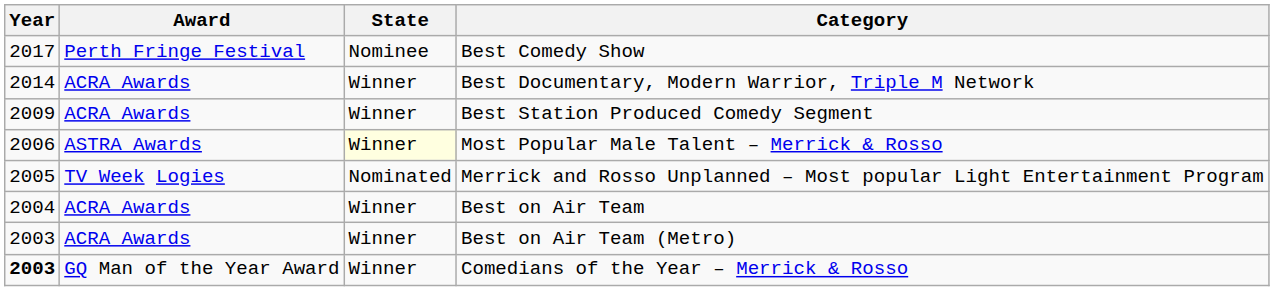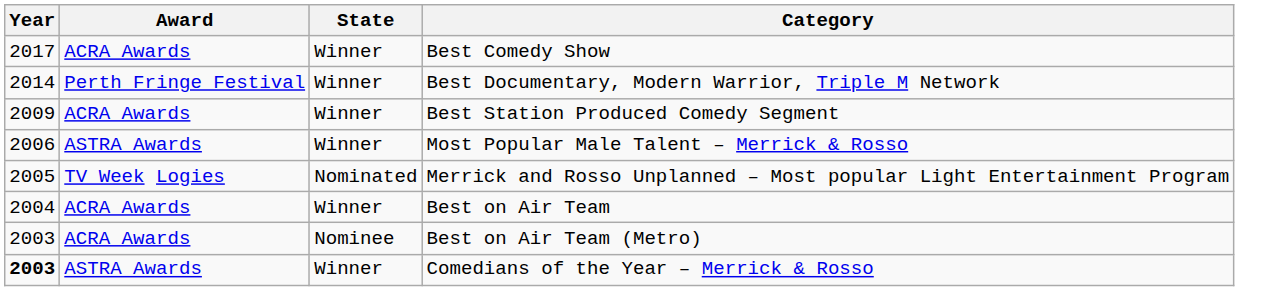(185, 51) Perth Fringe Festival -> (127, 51) ACRA Awards
(389, 51) Nominee -> (349, 51) Winner
(127, 83) ACRA Awards -> (185, 83) Perth Fringe Festival
(383, 145) lightyellow background -> (349, 145) no background
(383, 238) Winner -> (354, 238) Nominee
(202, 269) GQ Man of the Year Award -> (133, 269) ASTRA Awards
